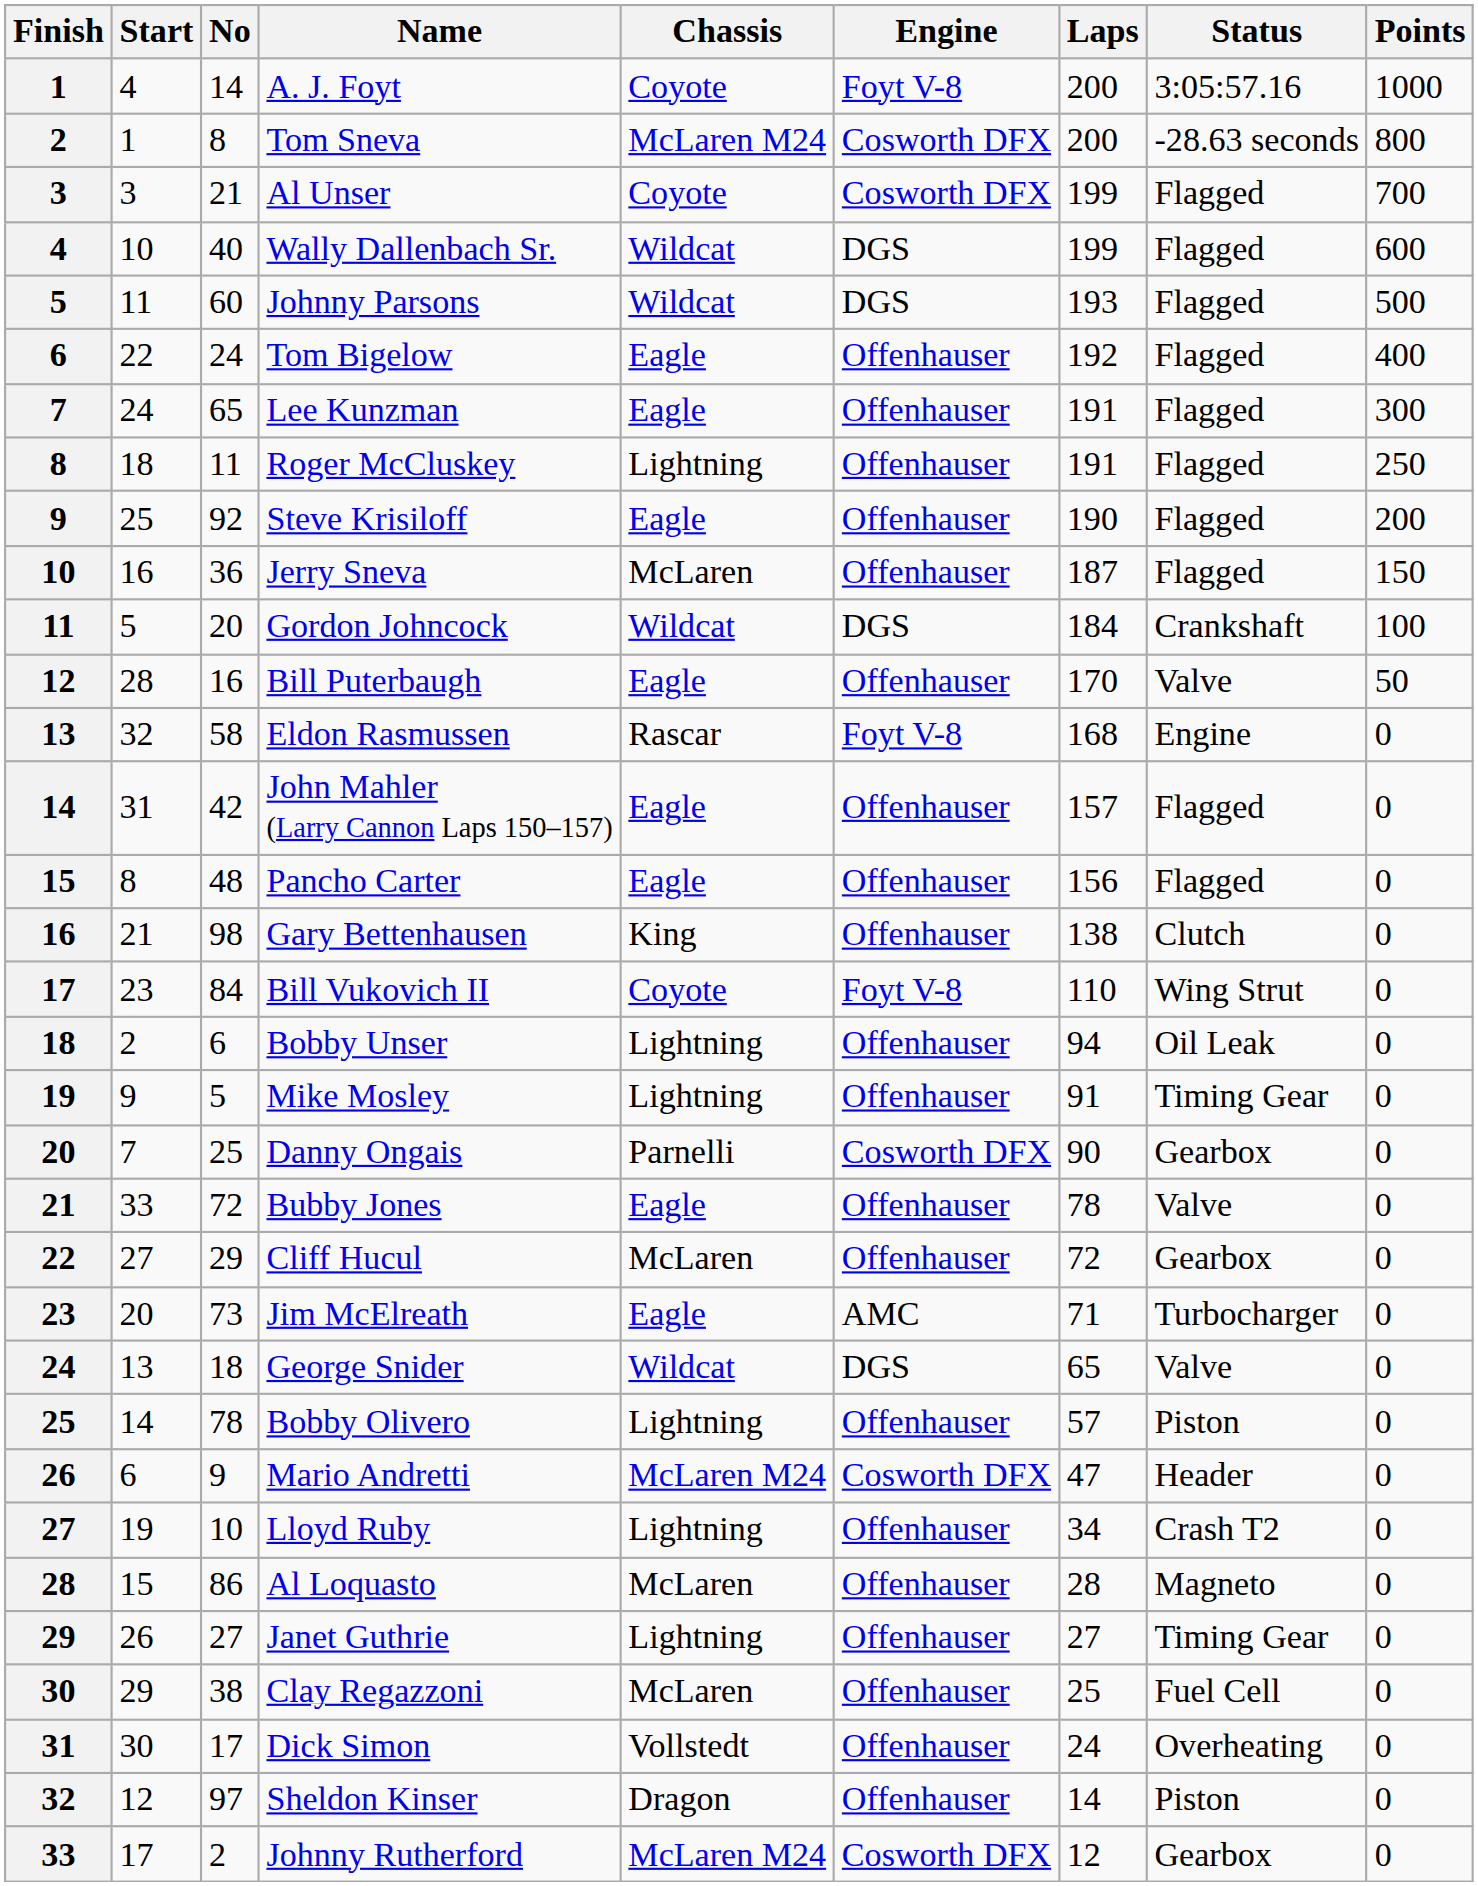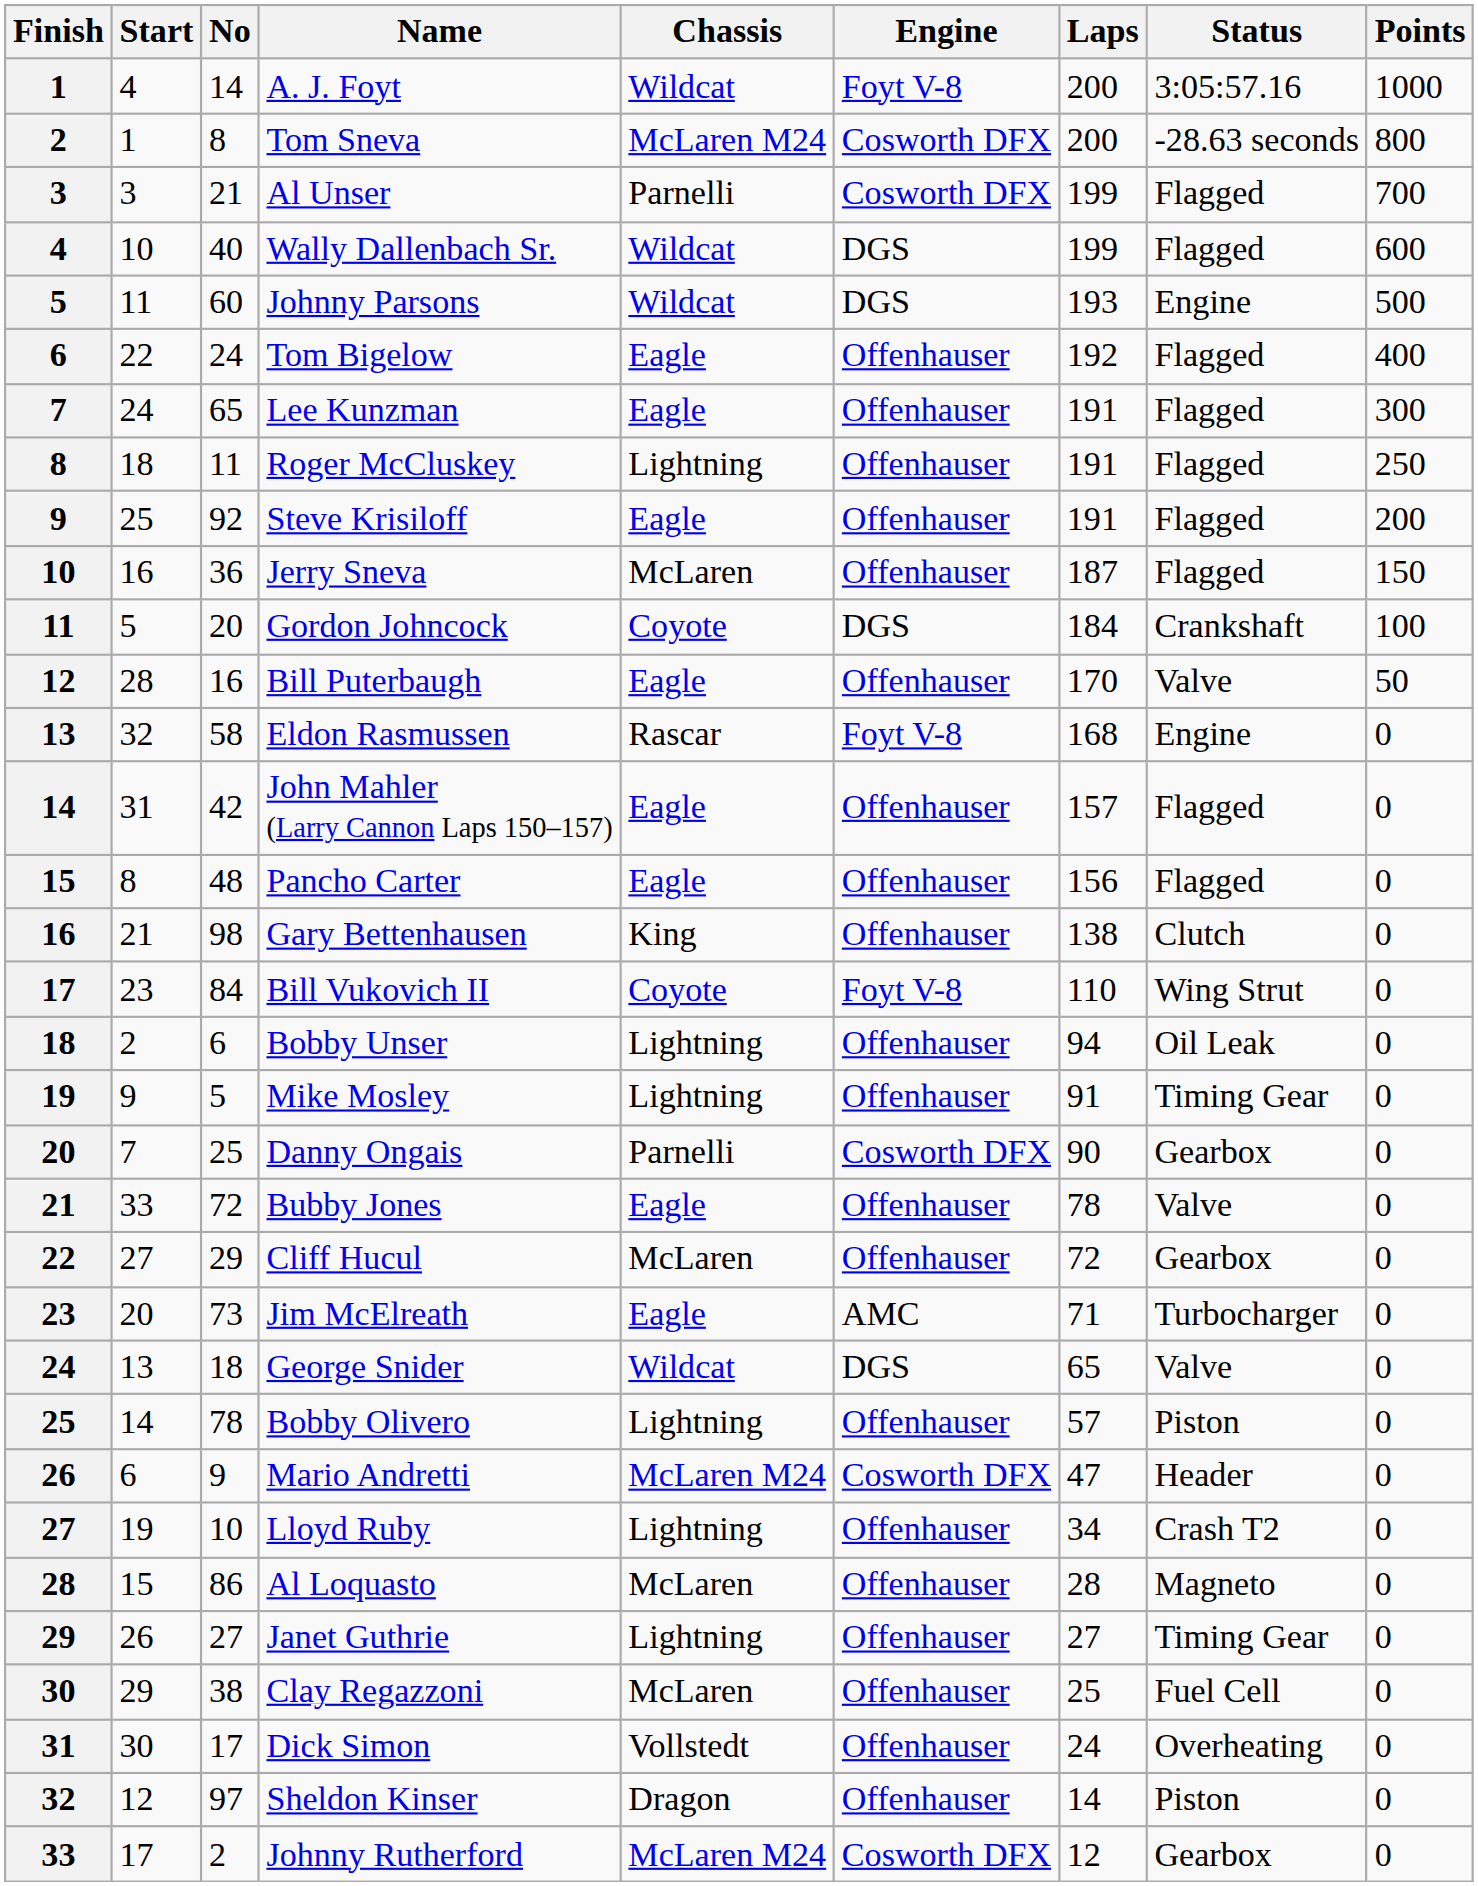(678, 85) Coyote -> (682, 85) Wildcat
(678, 193) Coyote -> (681, 193) Parnelli
(1209, 301) Flagged -> (1203, 301) Engine
(1092, 517) 190 -> (1092, 517) 191
(682, 626) Wildcat -> (678, 626) Coyote
